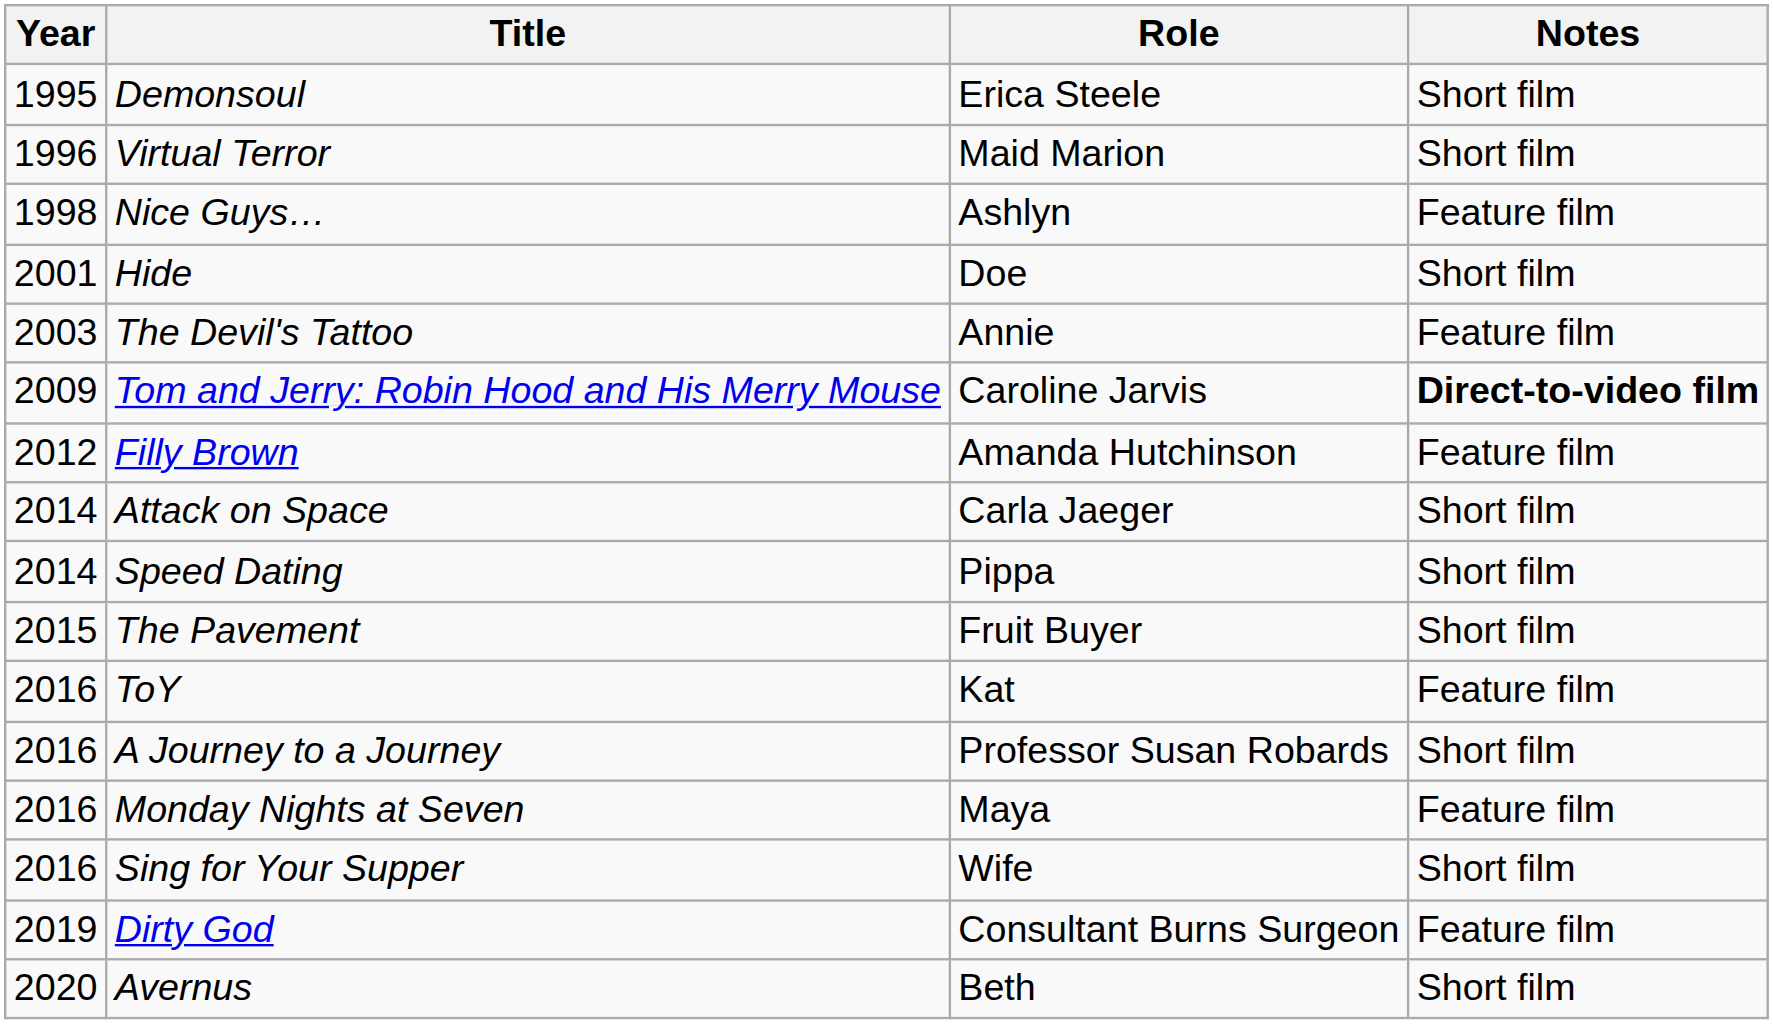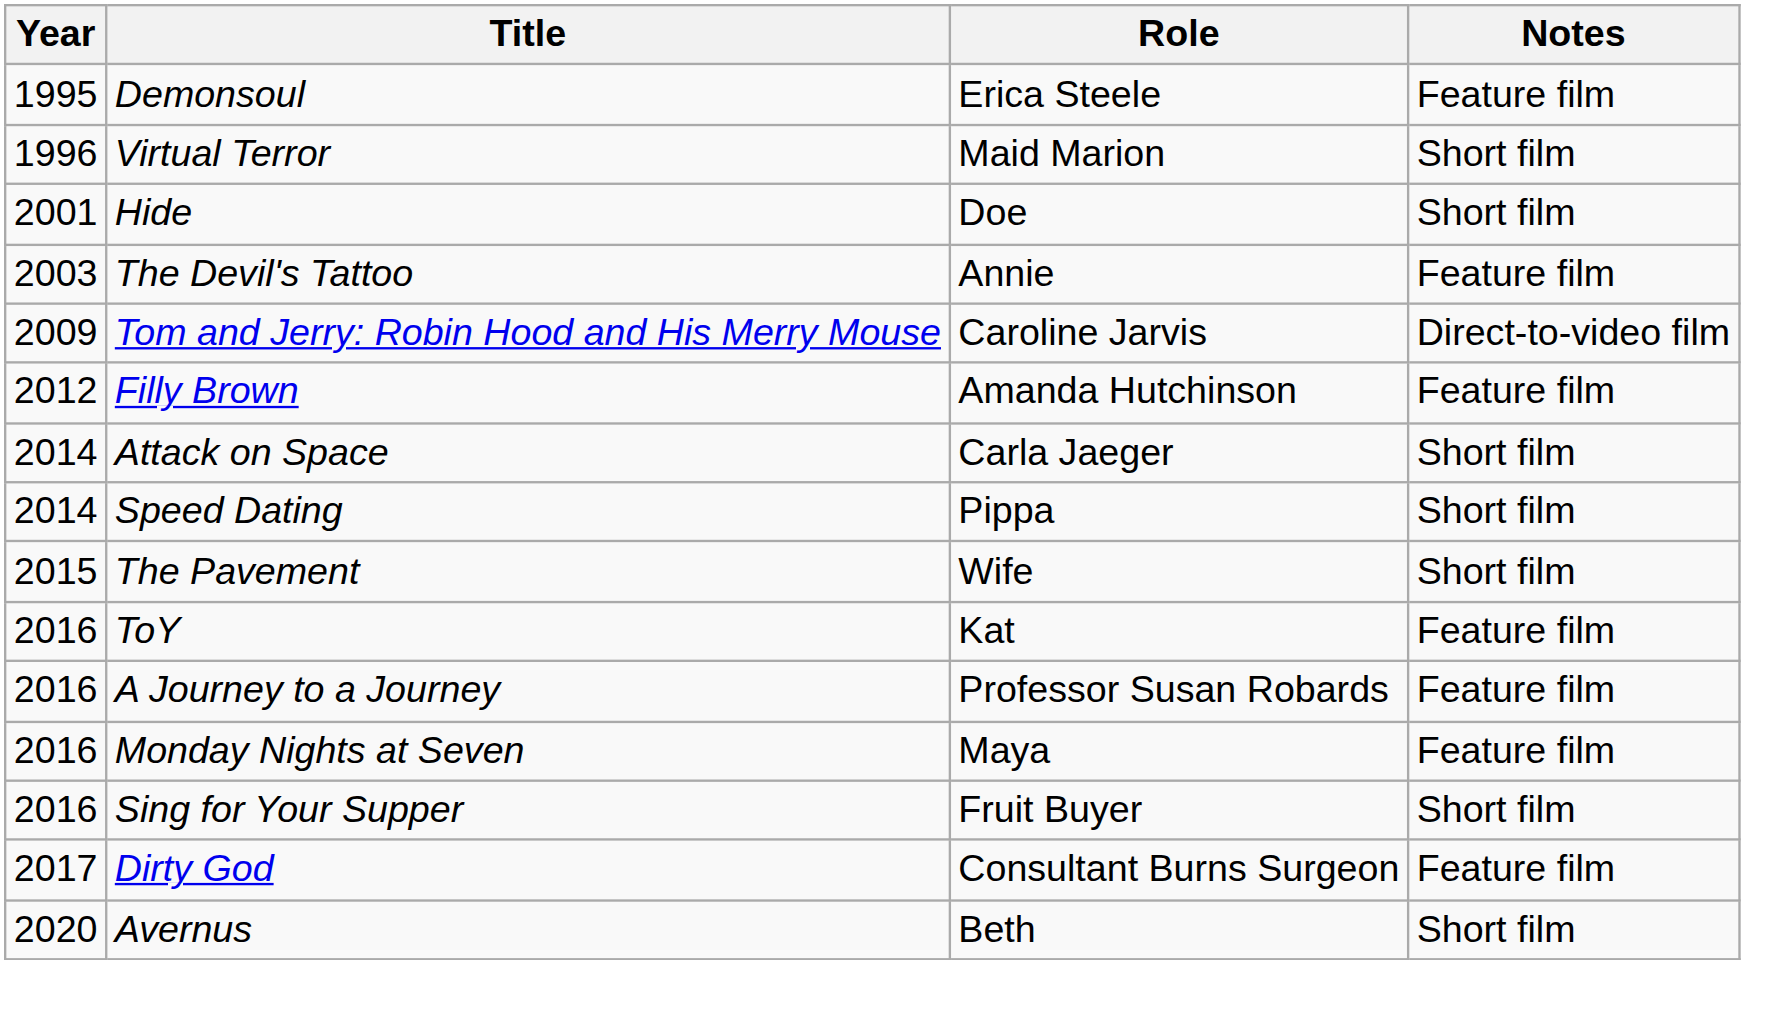(1496, 93) Short film -> (1516, 93) Feature film
- row: (220, 213)
(1588, 392) bold -> (1573, 332) normal
(1050, 630) Fruit Buyer -> (996, 570) Wife
(1496, 749) Short film -> (1516, 690) Feature film
(996, 869) Wife -> (1050, 809) Fruit Buyer
(56, 928) 2019 -> (56, 869) 2017
